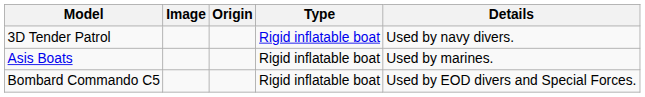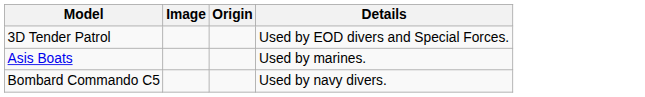- column: (320, 15)
(450, 37) Used by navy divers. -> (384, 37) Used by EOD divers and Special Forces.
(511, 80) Used by EOD divers and Special Forces. -> (323, 80) Used by navy divers.
